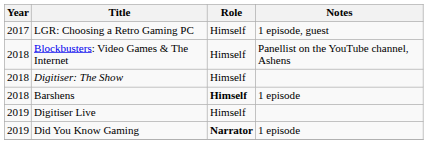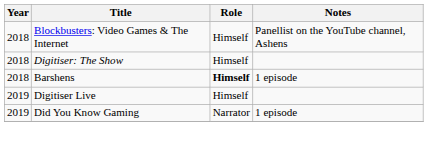- row: (114, 30)
(231, 130) bold -> (231, 113) normal
